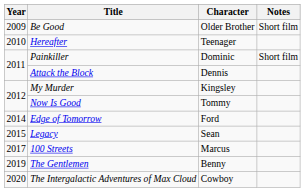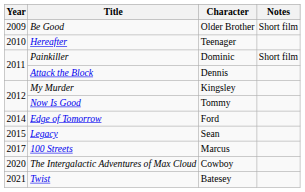- row: (59, 164)
+ row: (40, 179)
